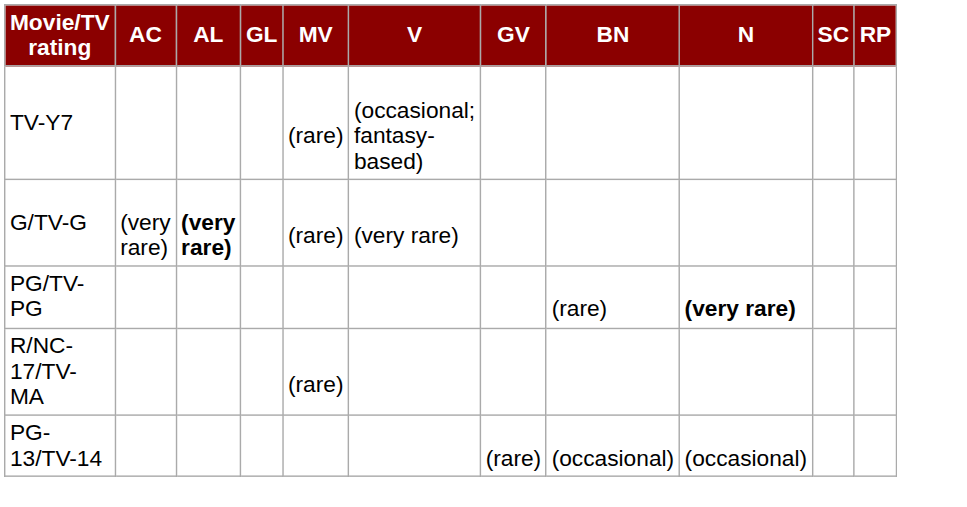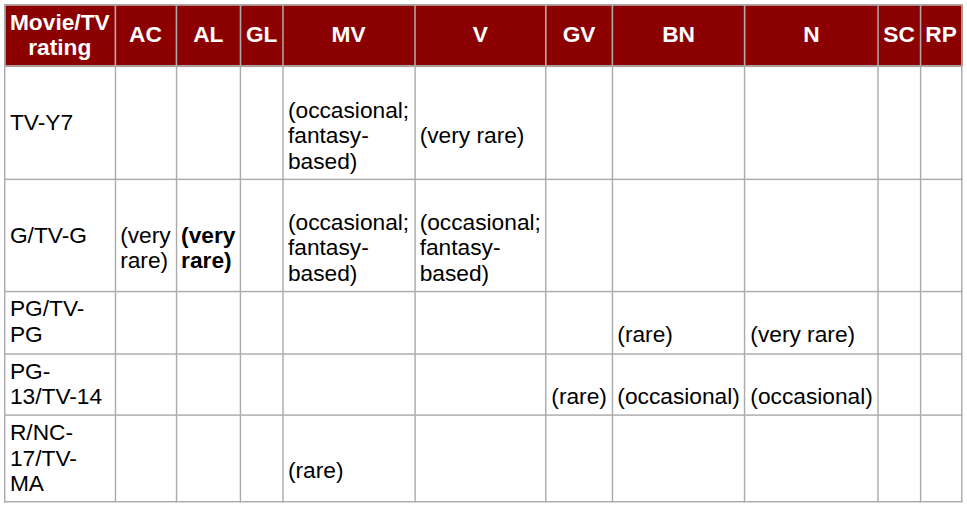(316, 135) (rare) -> (349, 135) (occasional; fantasy-based)
(415, 135) (occasional; fantasy-based) -> (472, 135) (very rare)
(316, 235) (rare) -> (349, 247) (occasional; fantasy-based)
(406, 235) (very rare) -> (480, 247) (occasional; fantasy-based)
(740, 309) bold -> (803, 335) normal
rows swapped: (56, 445) <-> (43, 371)
